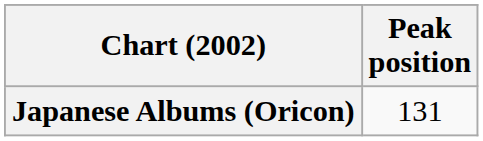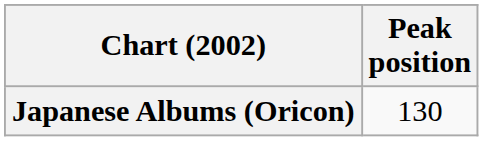(420, 110) 131 -> (420, 110) 130
